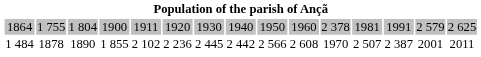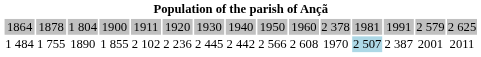(51, 26) 1 755 -> (51, 26) 1878
(51, 44) 1878 -> (51, 44) 1 755
(367, 44) no background -> (367, 44) lightblue background
